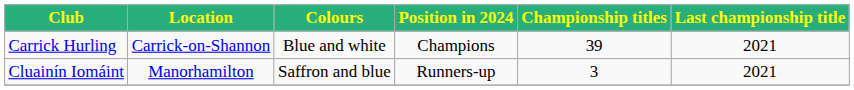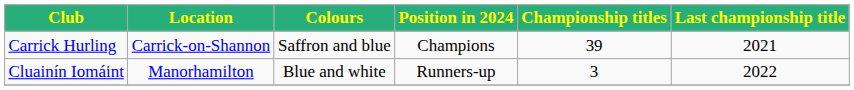(334, 44) Blue and white -> (334, 44) Saffron and blue
(334, 71) Saffron and blue -> (334, 71) Blue and white
(760, 71) 2021 -> (760, 71) 2022
